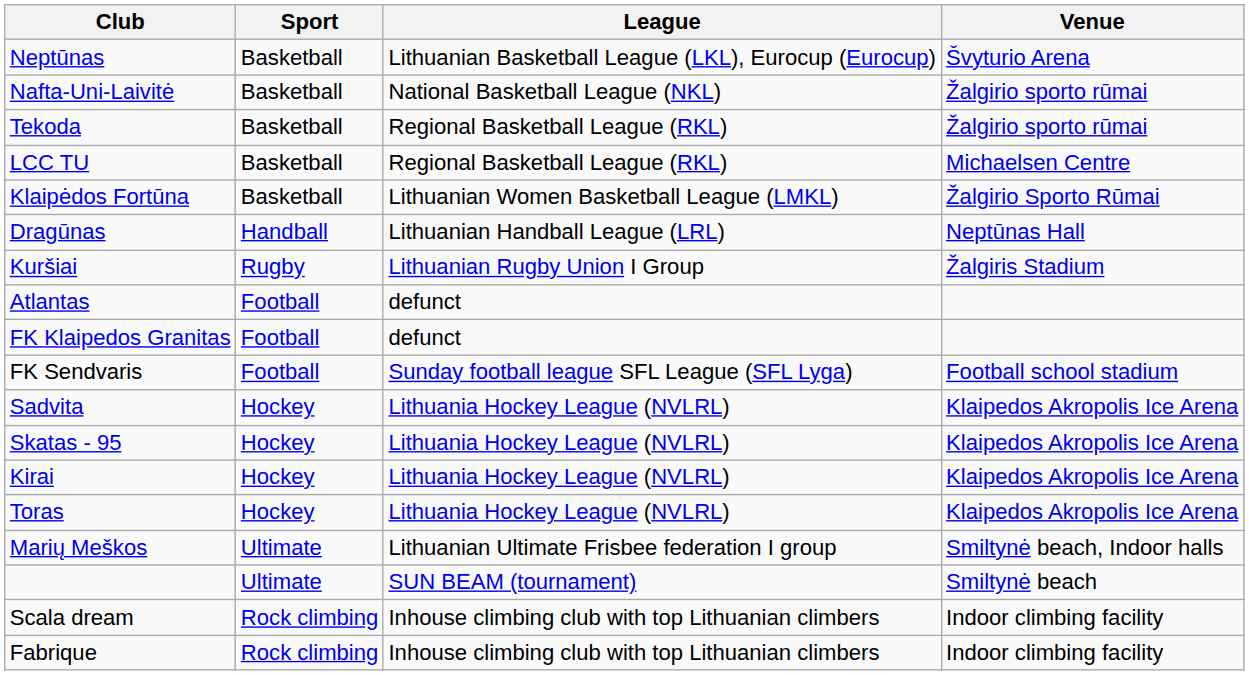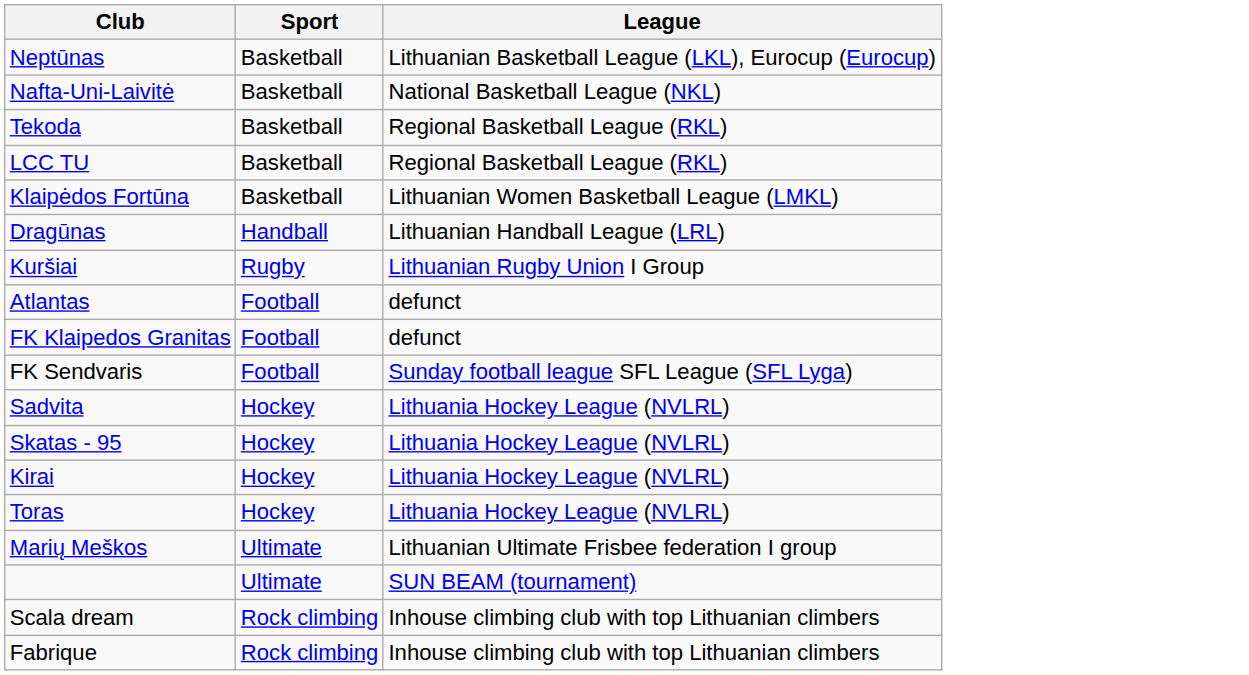- column: (1092, 22)
